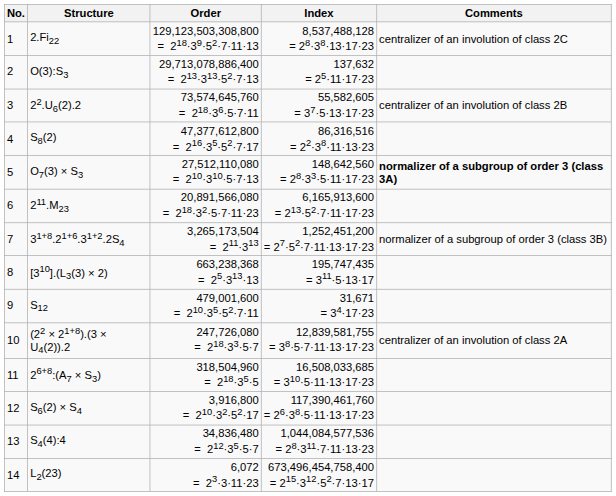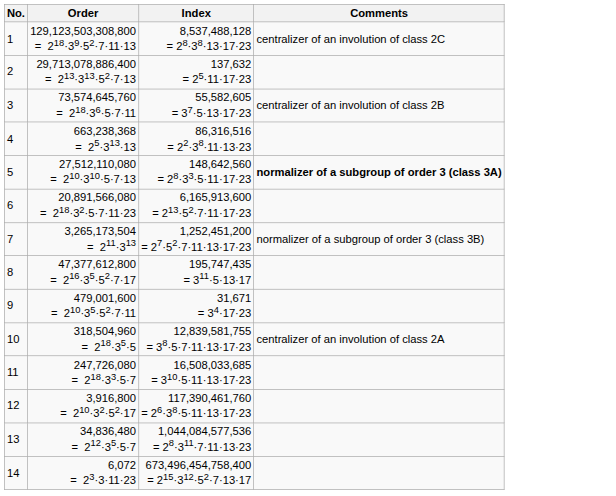- column: (89, 13)
(216, 139) 47,377,612,800 = 216·35·52·7·17 -> (105, 139) 663,238,368 = 25·313·13
(228, 272) 663,238,368 = 25·313·13 -> (93, 272) 47,377,612,800 = 216·35·52·7·17
(226, 340) 247,726,080 = 218·33·5·7 -> (105, 339) 318,504,960 = 218·35·5
(228, 375) 318,504,960 = 218·35·5 -> (104, 372) 247,726,080 = 218·33·5·7
